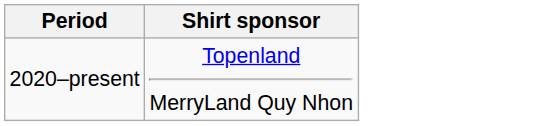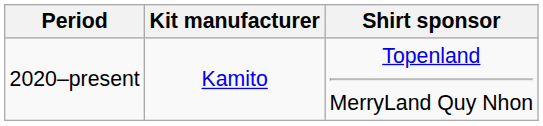+ column: (235, 21)
